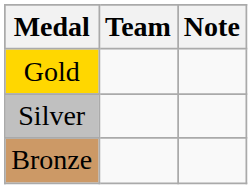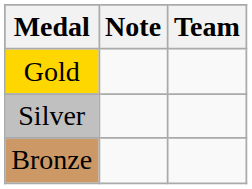columns swapped: (138, 26) <-> (212, 26)
